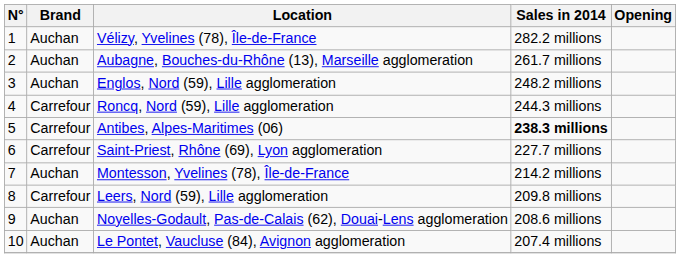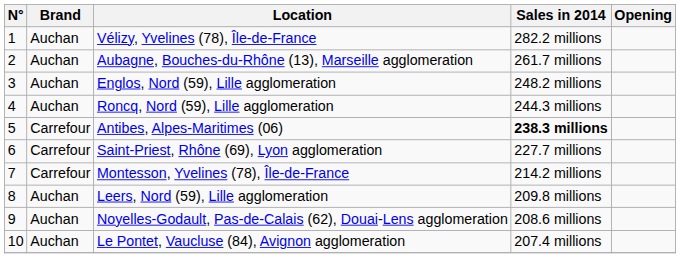(60, 106) Carrefour -> (54, 106) Auchan
(54, 173) Auchan -> (60, 173) Carrefour
(60, 196) Carrefour -> (54, 196) Auchan
